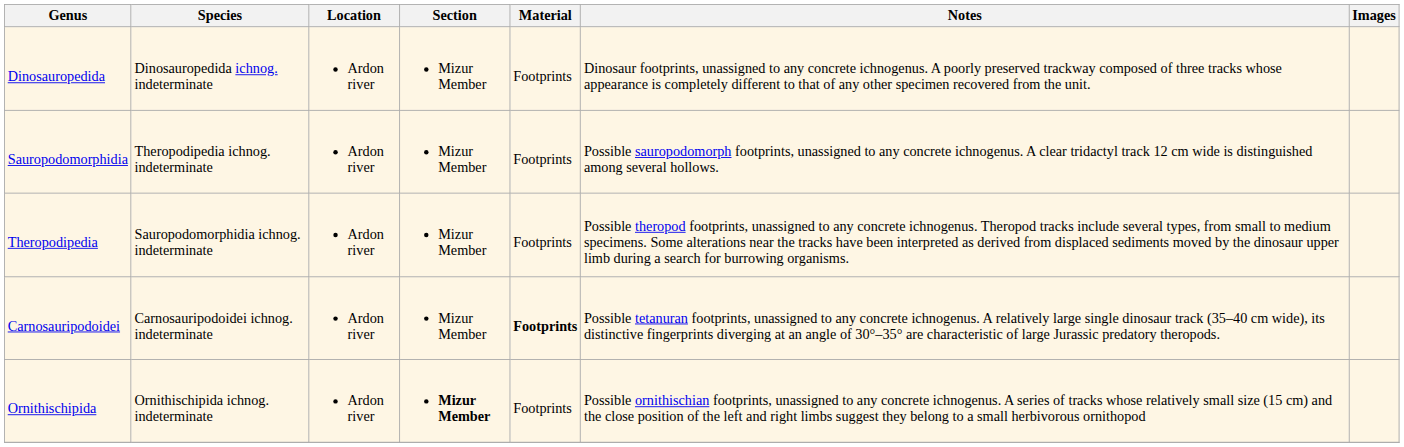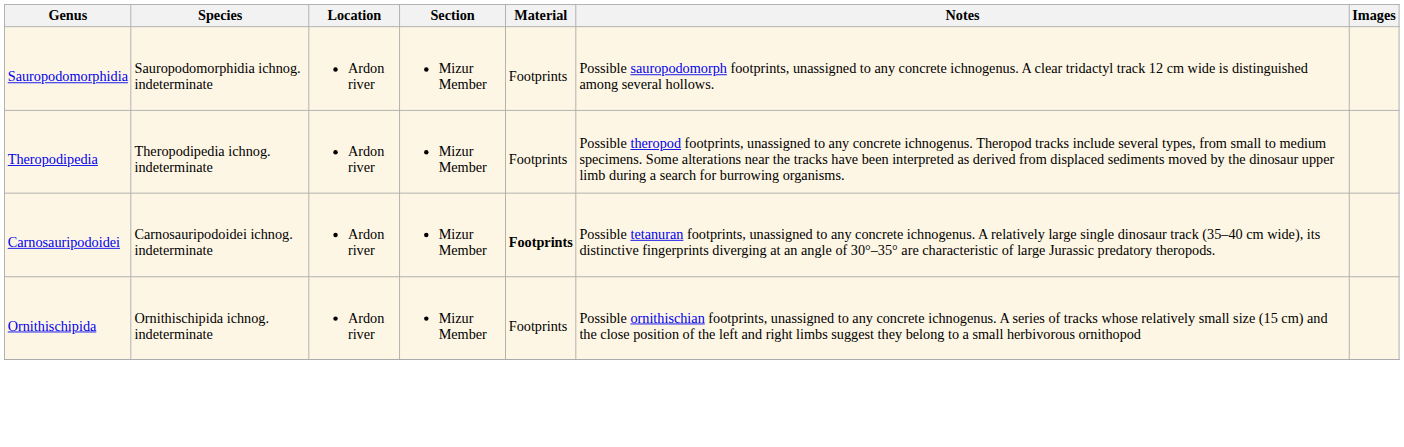- row: (56, 76)
(203, 159) Theropodipedia ichnog. indeterminate -> (218, 76) Sauropodomorphidia ichnog. indeterminate
(218, 242) Sauropodomorphidia ichnog. indeterminate -> (203, 159) Theropodipedia ichnog. indeterminate
(455, 409) bold -> (453, 326) normal
